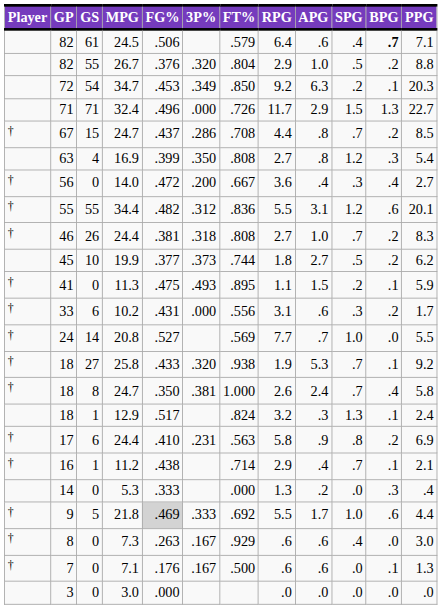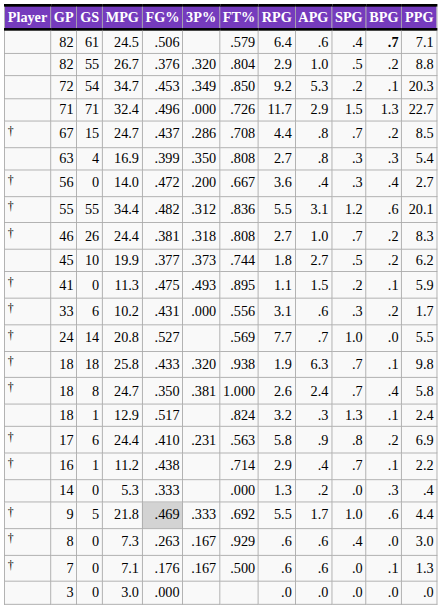(320, 87) 6.3 -> (320, 87) 5.3
(354, 158) 1.2 -> (357, 158) .3
(92, 364) 27 -> (92, 364) 18
(320, 364) 5.3 -> (320, 364) 6.3
(425, 364) 9.2 -> (425, 364) 9.8
(425, 466) 2.1 -> (425, 466) 2.2
